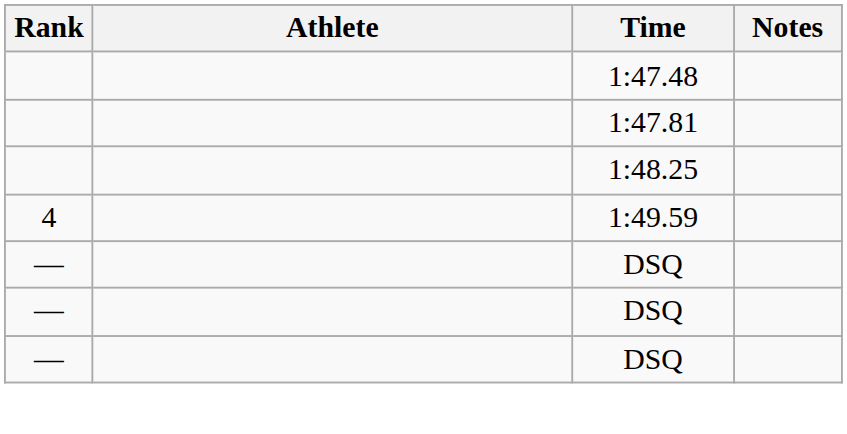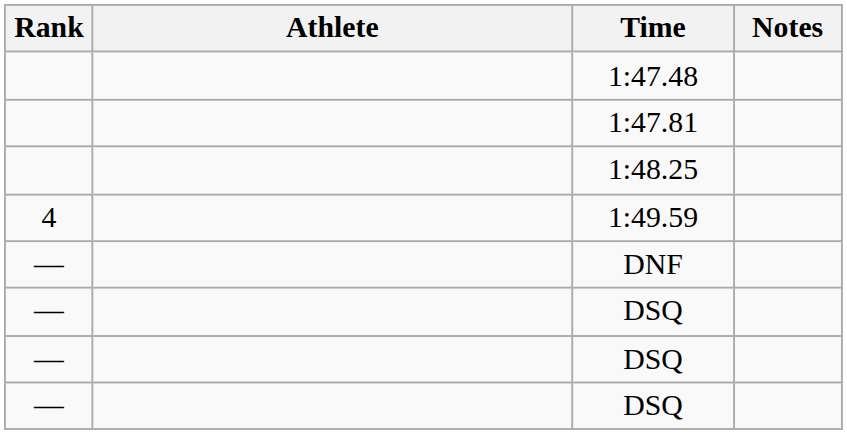+ row: (49, 264)
